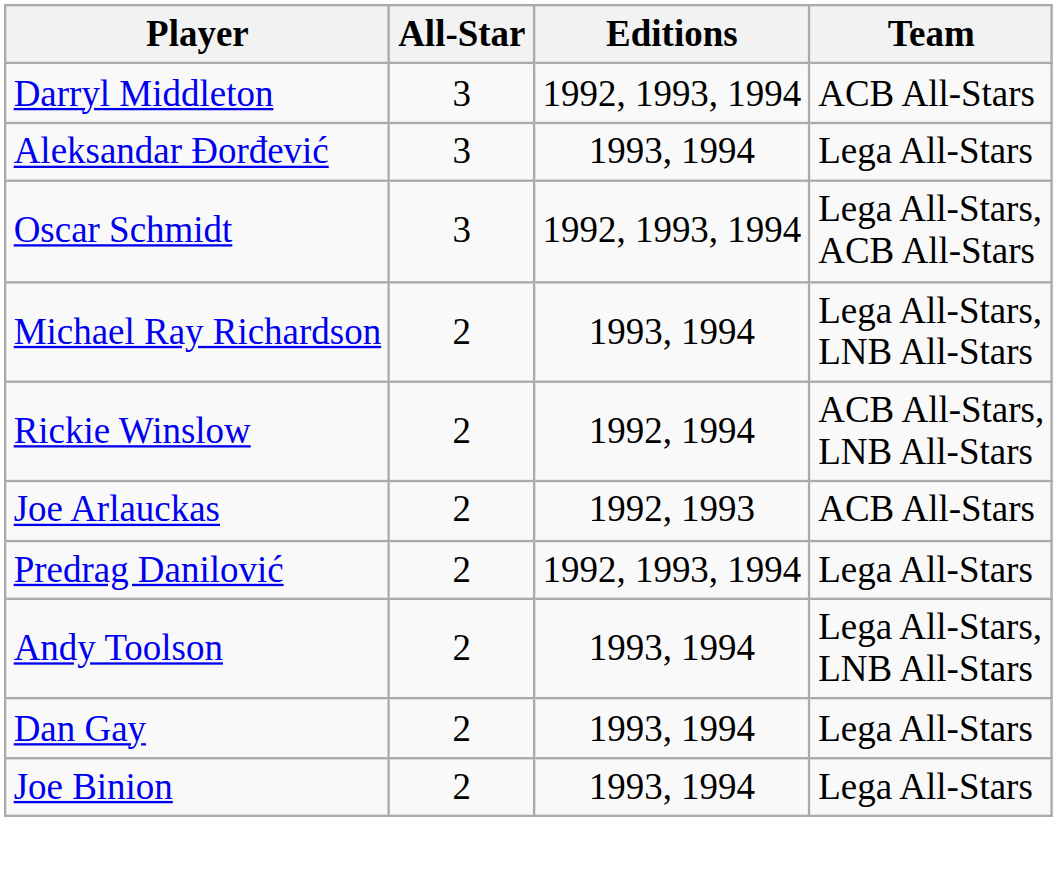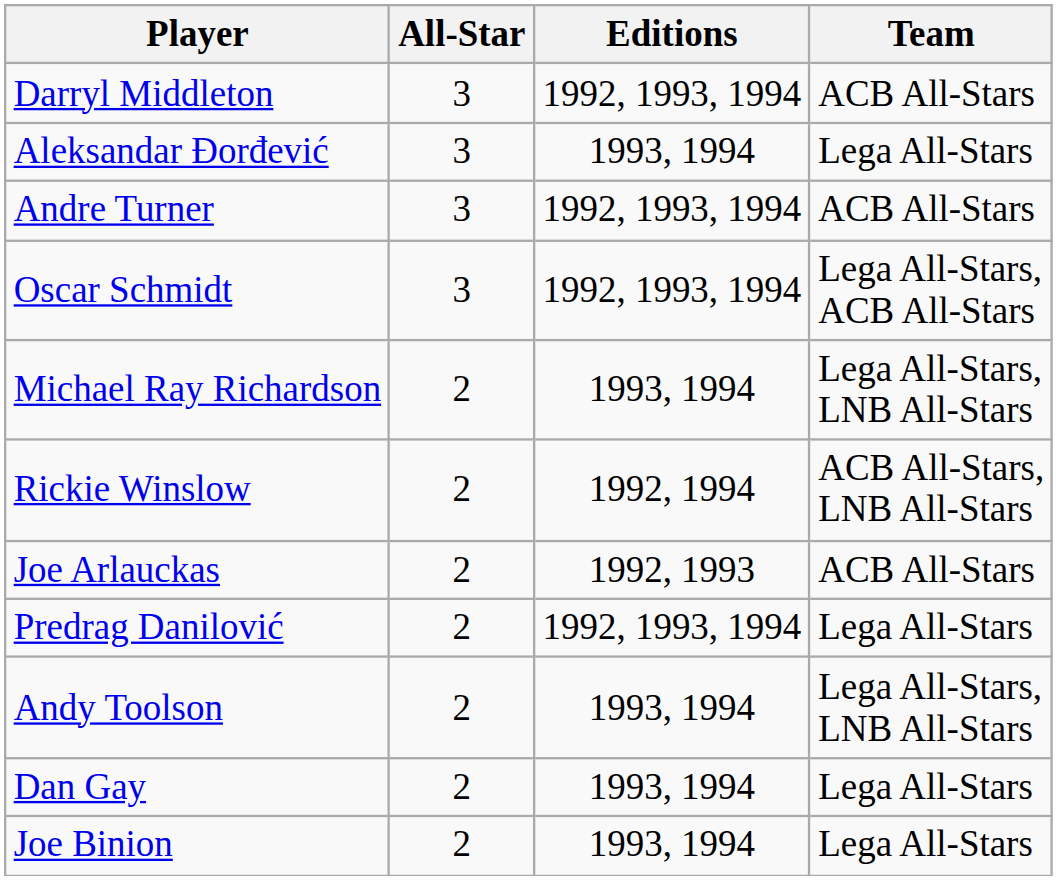+ row: (114, 209)
